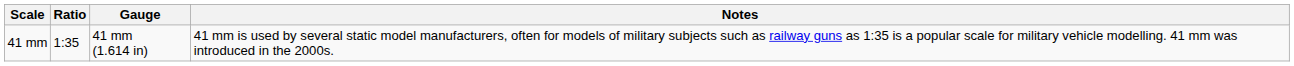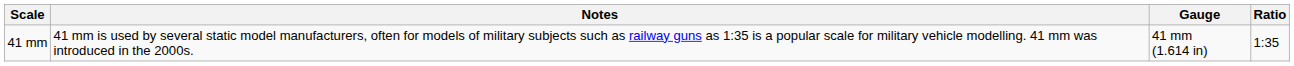columns swapped: (70, 14) <-> (740, 14)
